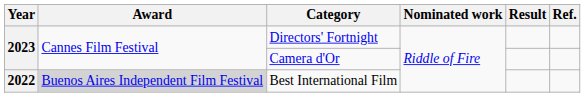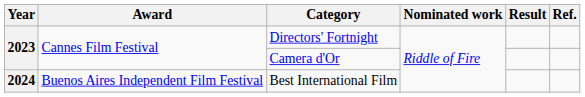(21, 80) 2022 -> (21, 80) 2024
(152, 80) lightgrey background -> (152, 80) no background
